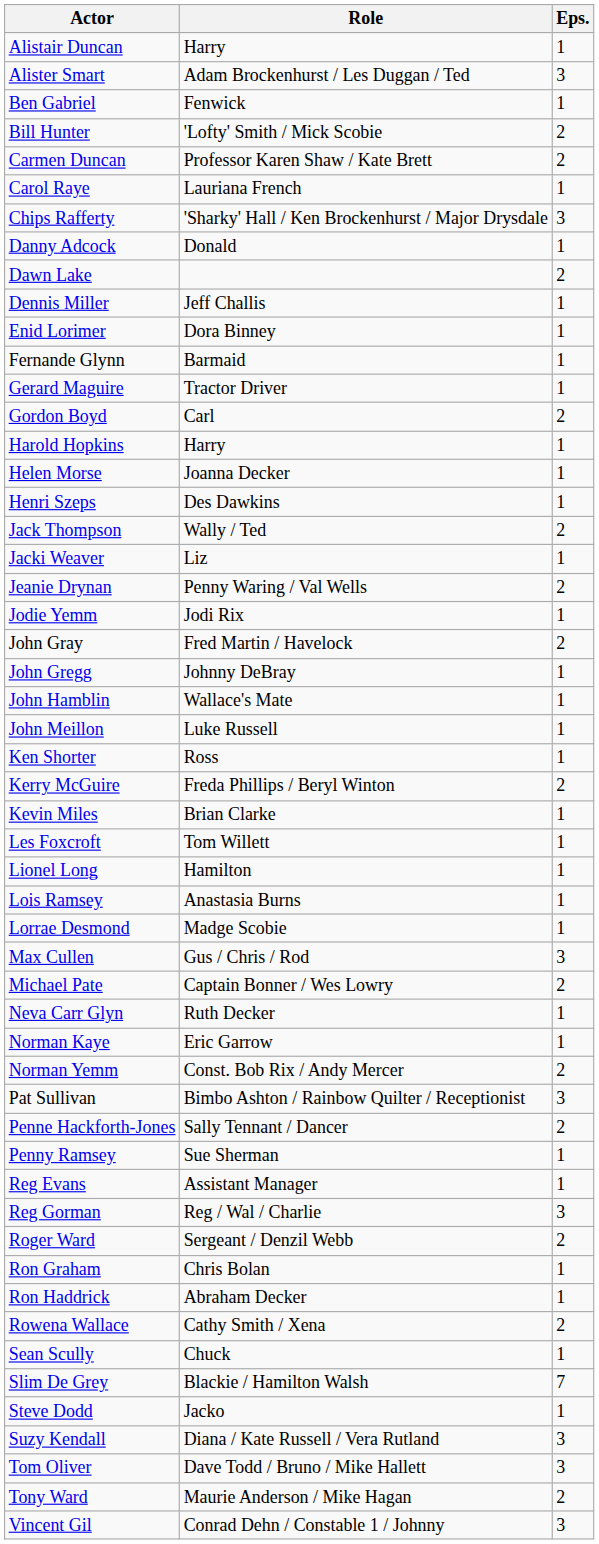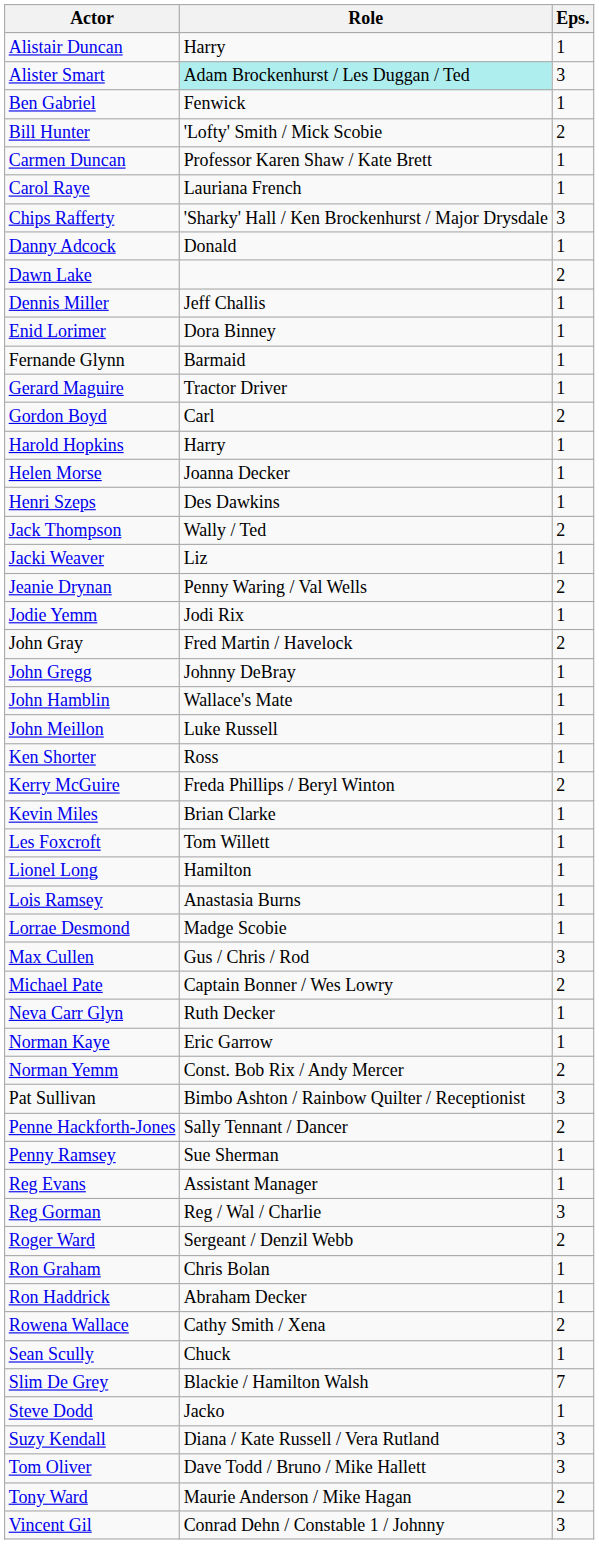(327, 75) no background -> (327, 75) paleturquoise background
(561, 160) 2 -> (561, 160) 1
